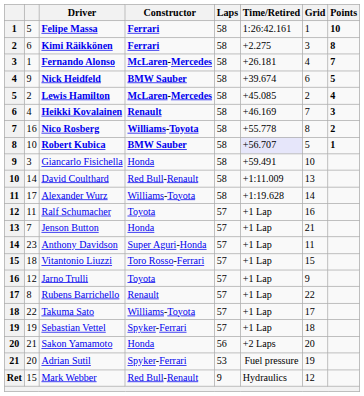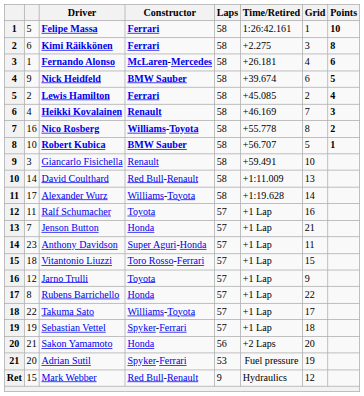(333, 62) 7 -> (333, 62) 6
(170, 95) McLaren-Mercedes -> (143, 95) Ferrari
(259, 145) lavender background -> (259, 145) no background
(141, 161) Honda -> (143, 161) Renault
(143, 294) Renault -> (141, 294) Honda
